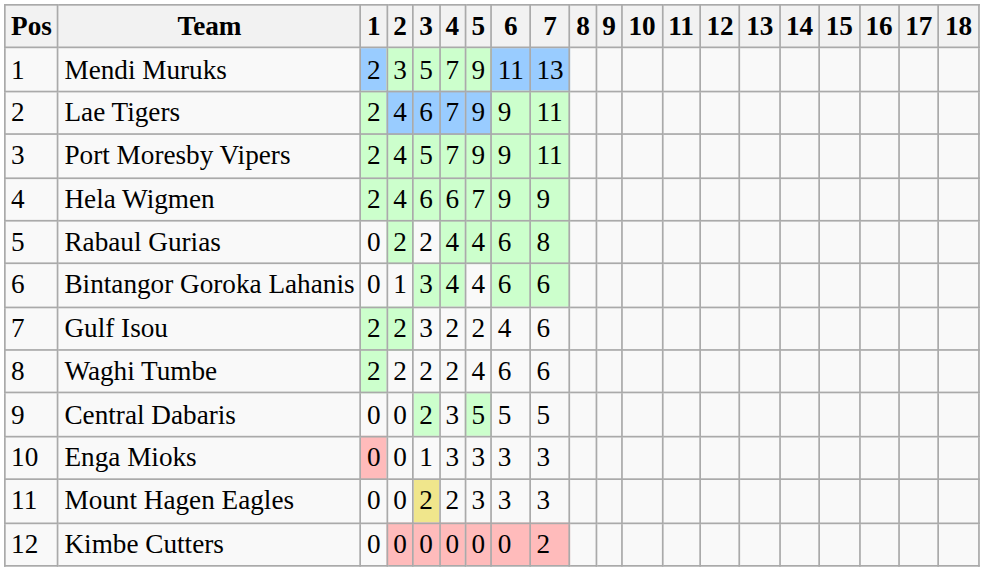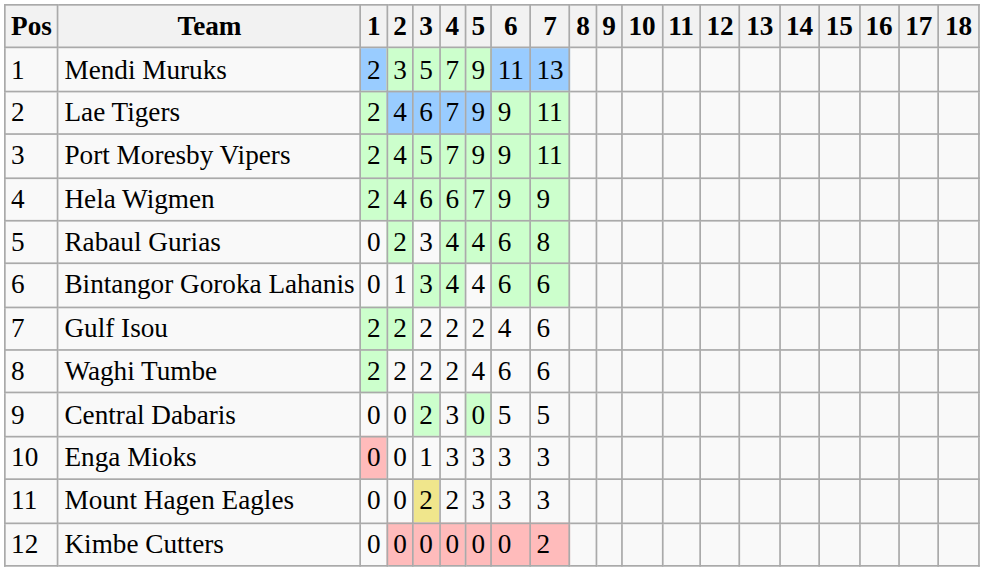(426, 241) 2 -> (426, 241) 3
(426, 328) 3 -> (426, 328) 2
(478, 414) 5 -> (478, 414) 0
